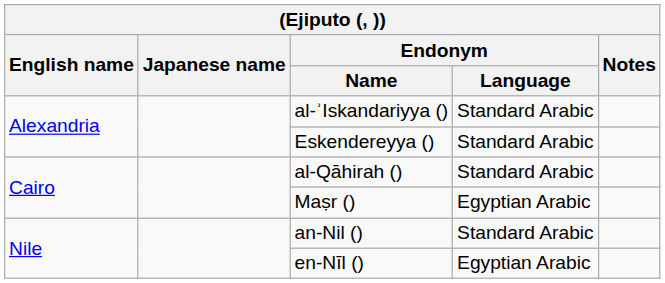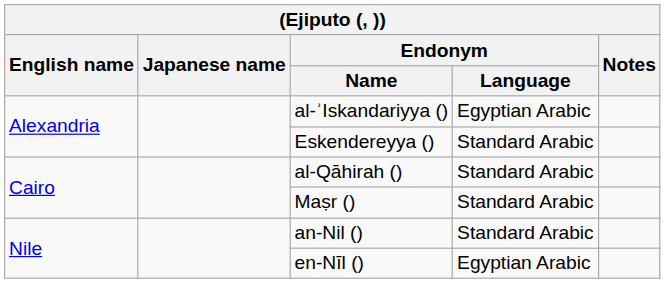(525, 111) Standard Arabic -> (524, 111) Egyptian Arabic
(524, 202) Egyptian Arabic -> (525, 202) Standard Arabic
